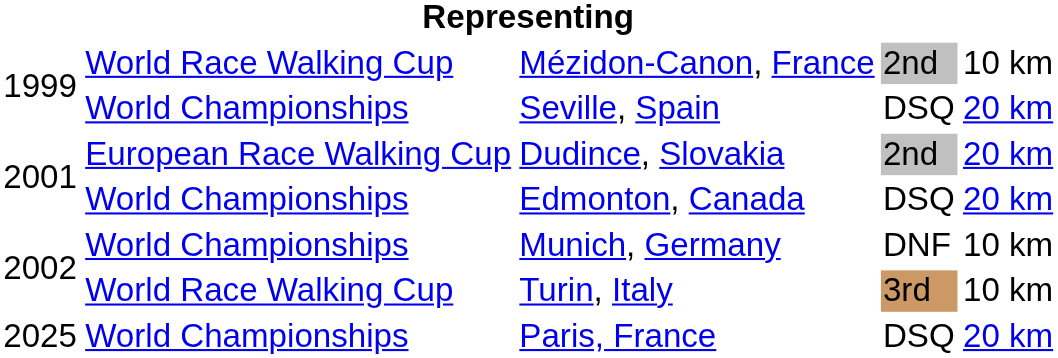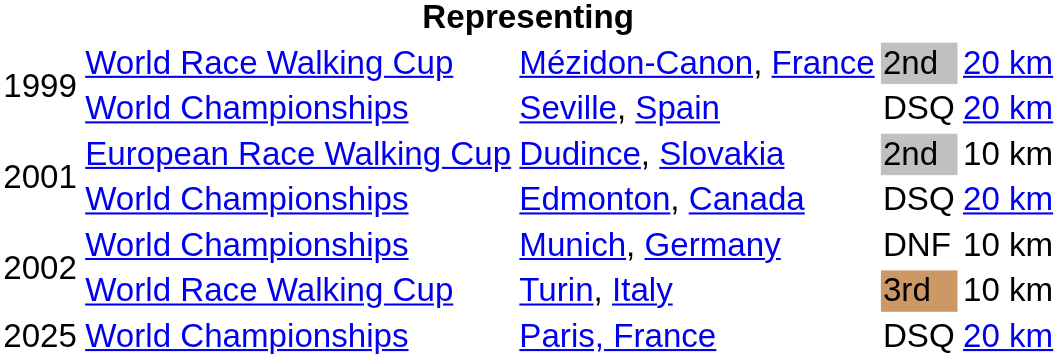(1008, 62) 10 km -> (1008, 62) 20 km
(1008, 153) 20 km -> (1008, 153) 10 km
